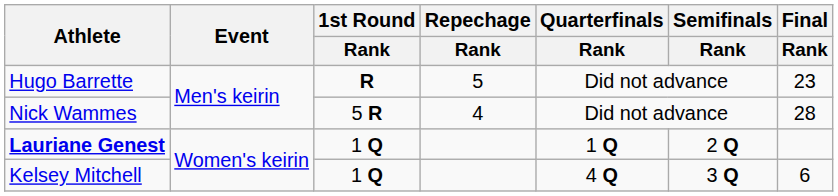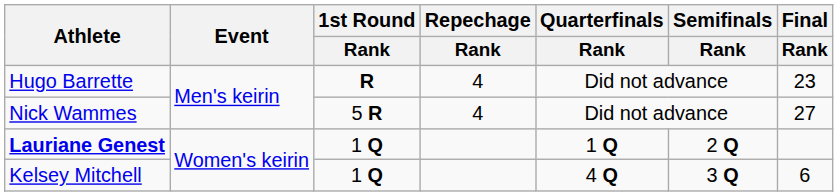(478, 82) 5 -> (478, 82) 4
(805, 113) 28 -> (805, 113) 27
